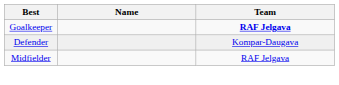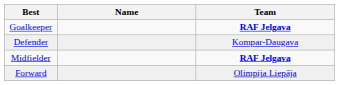(265, 58) normal -> (265, 58) bold
+ row: (31, 73)
